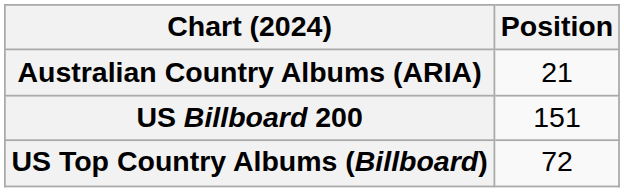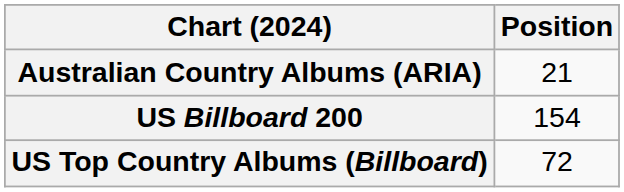(557, 117) 151 -> (557, 117) 154
